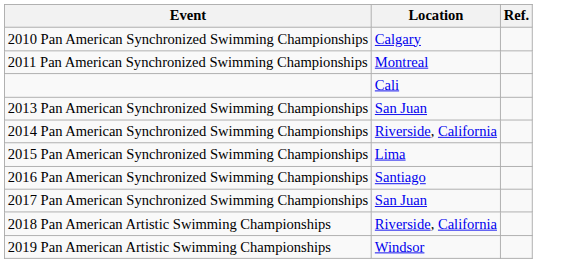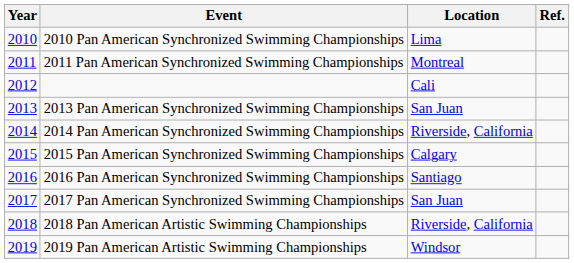+ column: (22, 16)
(398, 39) Calgary -> (426, 39) Lima
(390, 154) Lima -> (434, 154) Calgary
